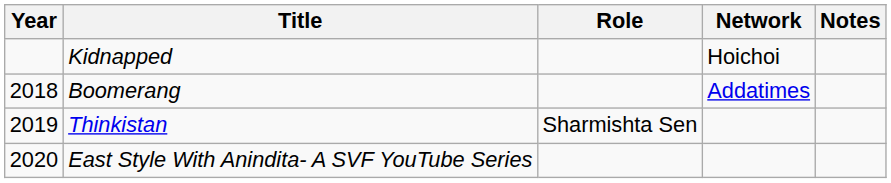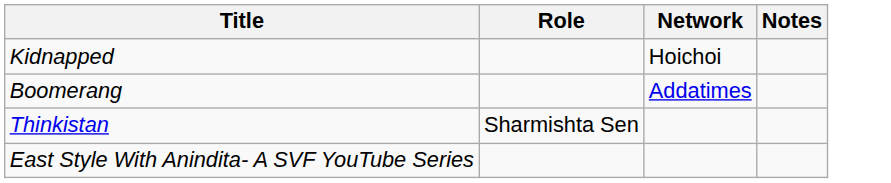- column: (34, 21)
